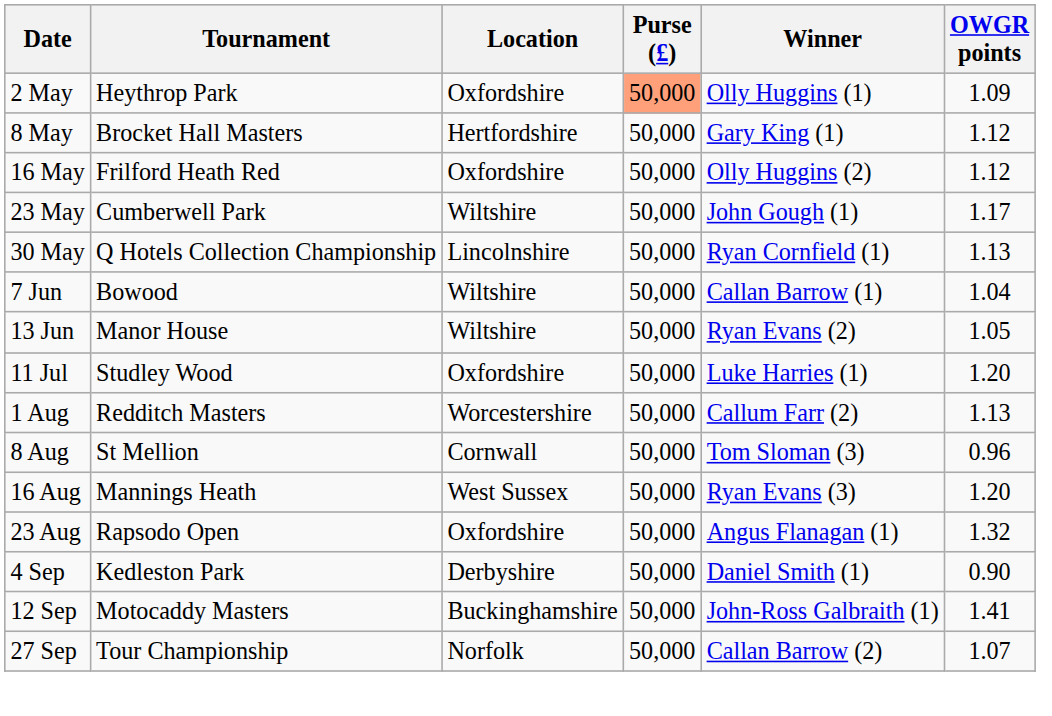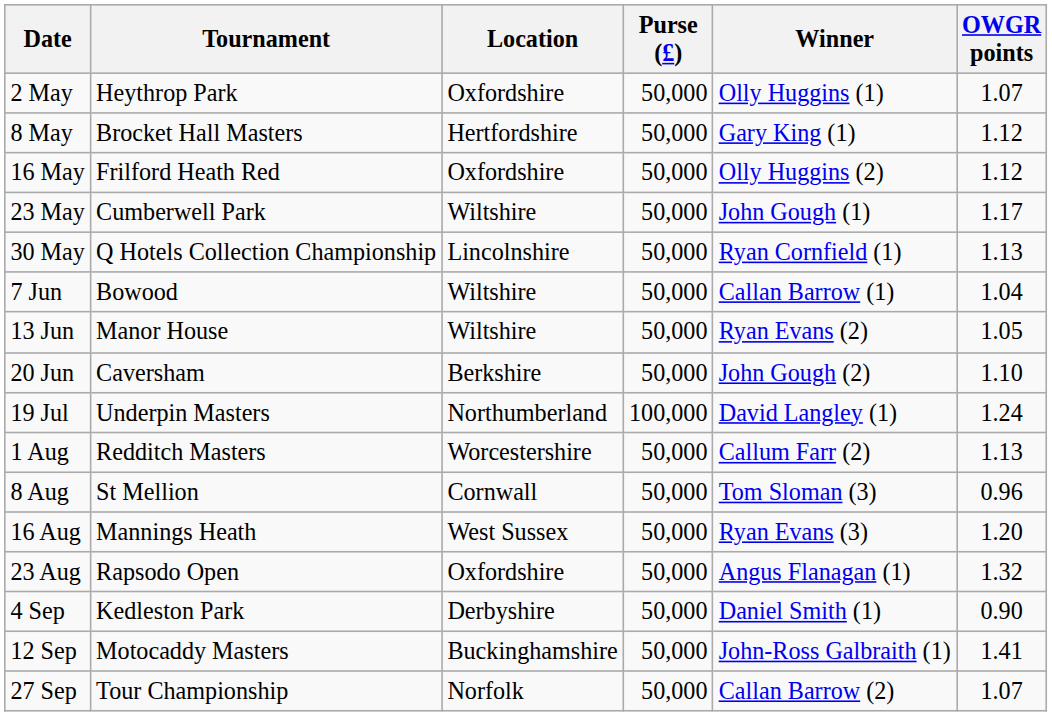(662, 93) lightsalmon background -> (674, 93) no background
(990, 93) 1.09 -> (1002, 93) 1.07
+ row: (42, 372)
- row: (39, 372)
+ row: (40, 411)
